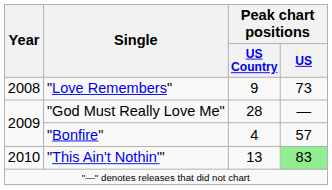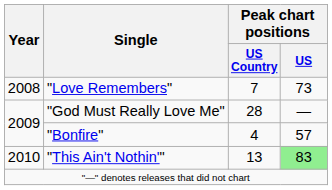(254, 88) 9 -> (254, 88) 7
